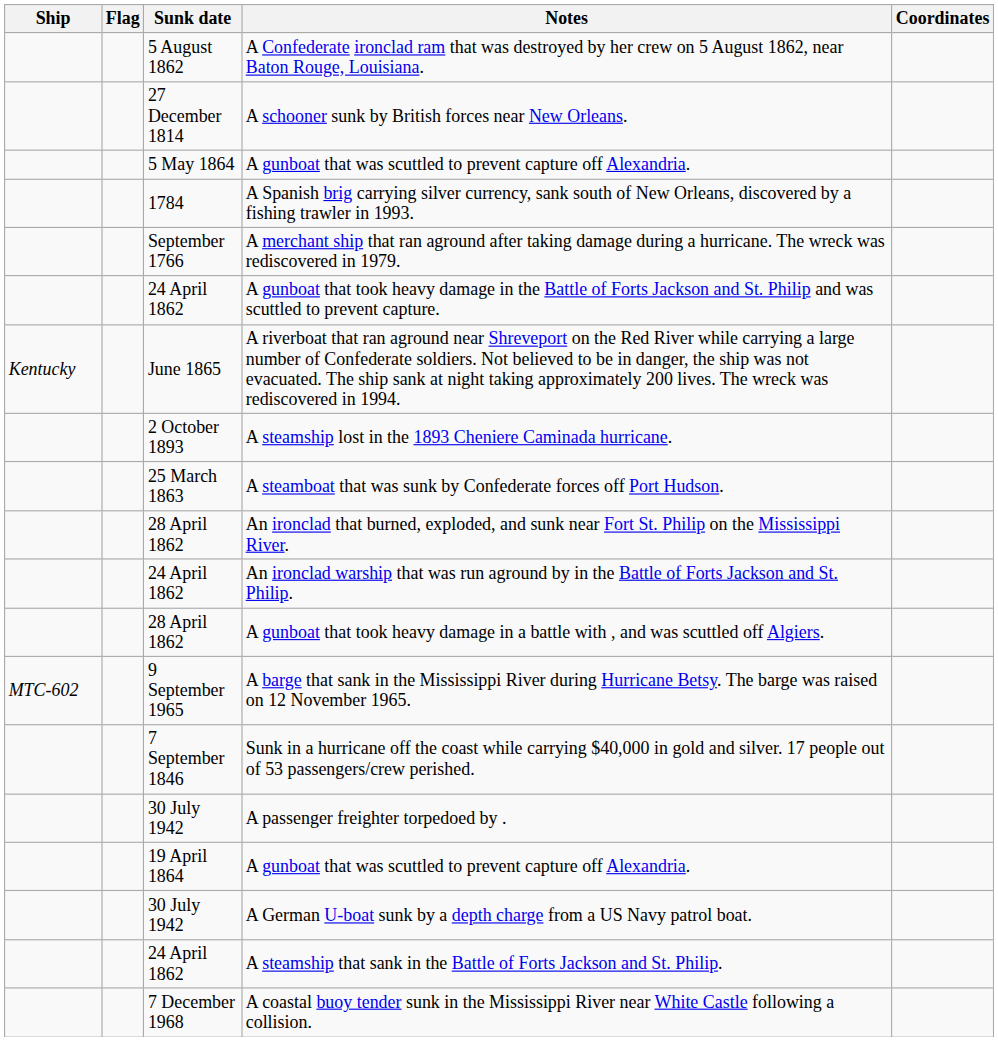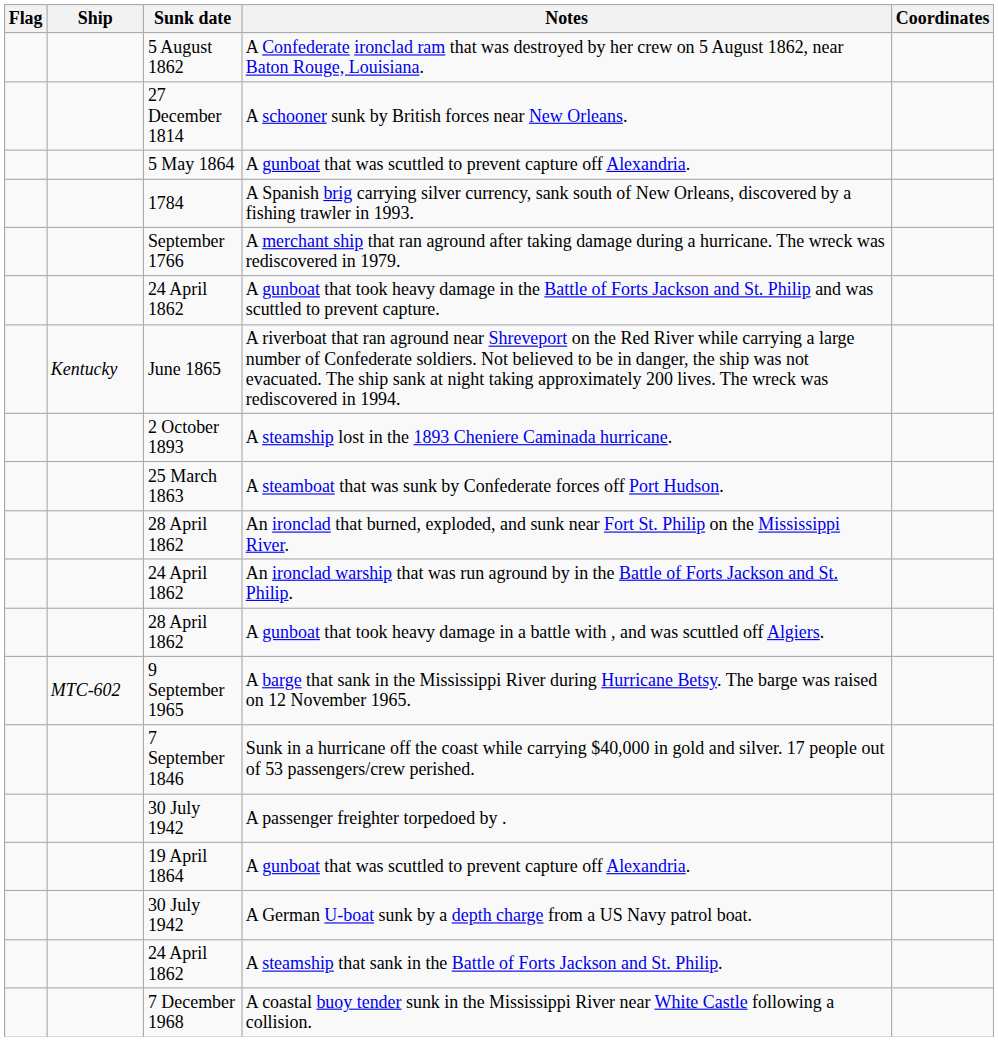columns swapped: (53, 18) <-> (123, 18)
